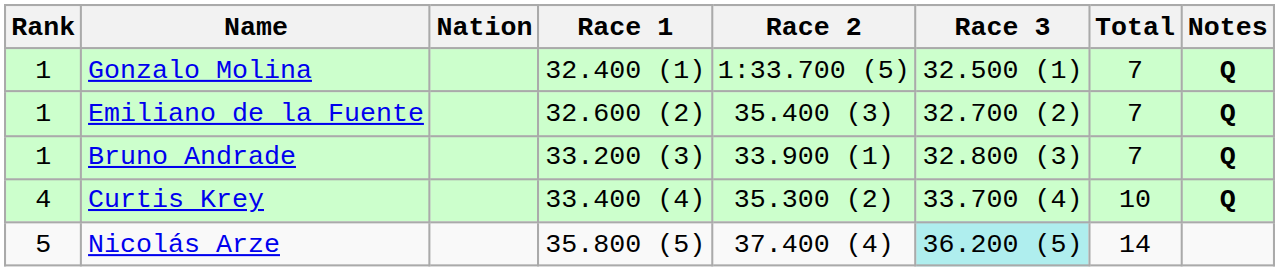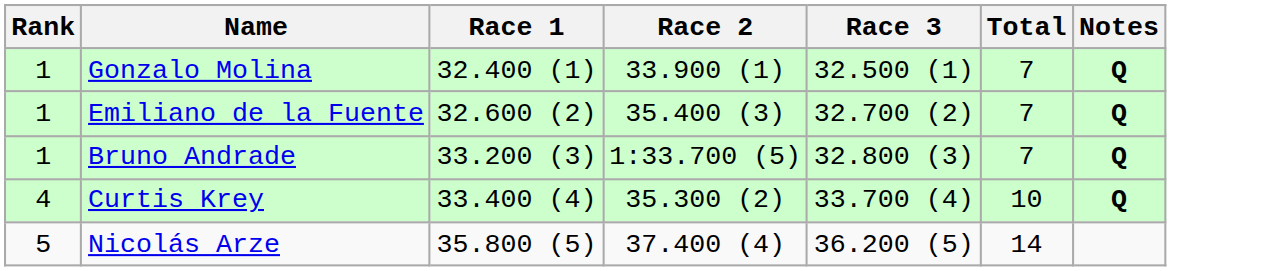- column: (485, 27)
(814, 70) 1:33.700 (5) -> (705, 70) 33.900 (1)
(814, 157) 33.900 (1) -> (705, 157) 1:33.700 (5)
(1002, 244) paleturquoise background -> (894, 244) no background
